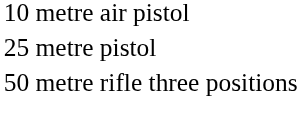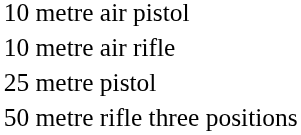+ row: (90, 47)
